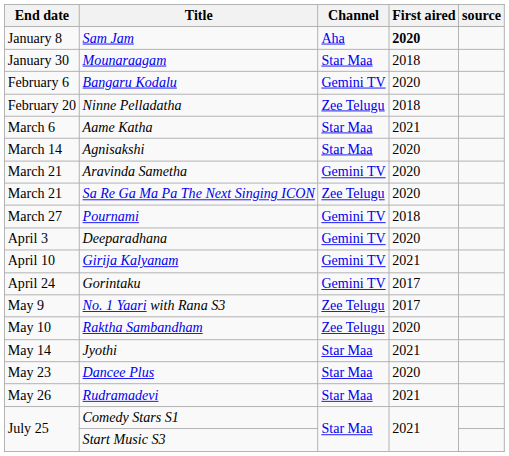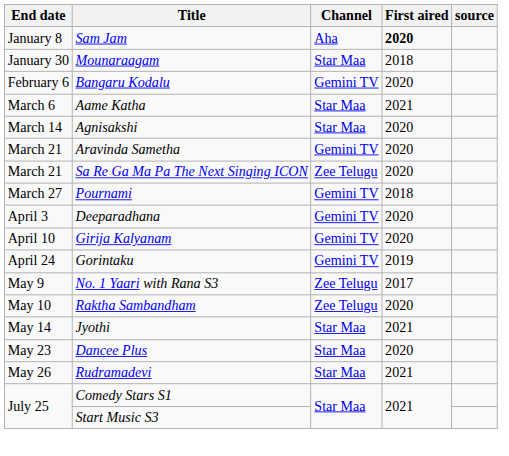- row: (132, 104)
(406, 261) 2021 -> (399, 238) 2020
(406, 283) 2017 -> (399, 261) 2019
